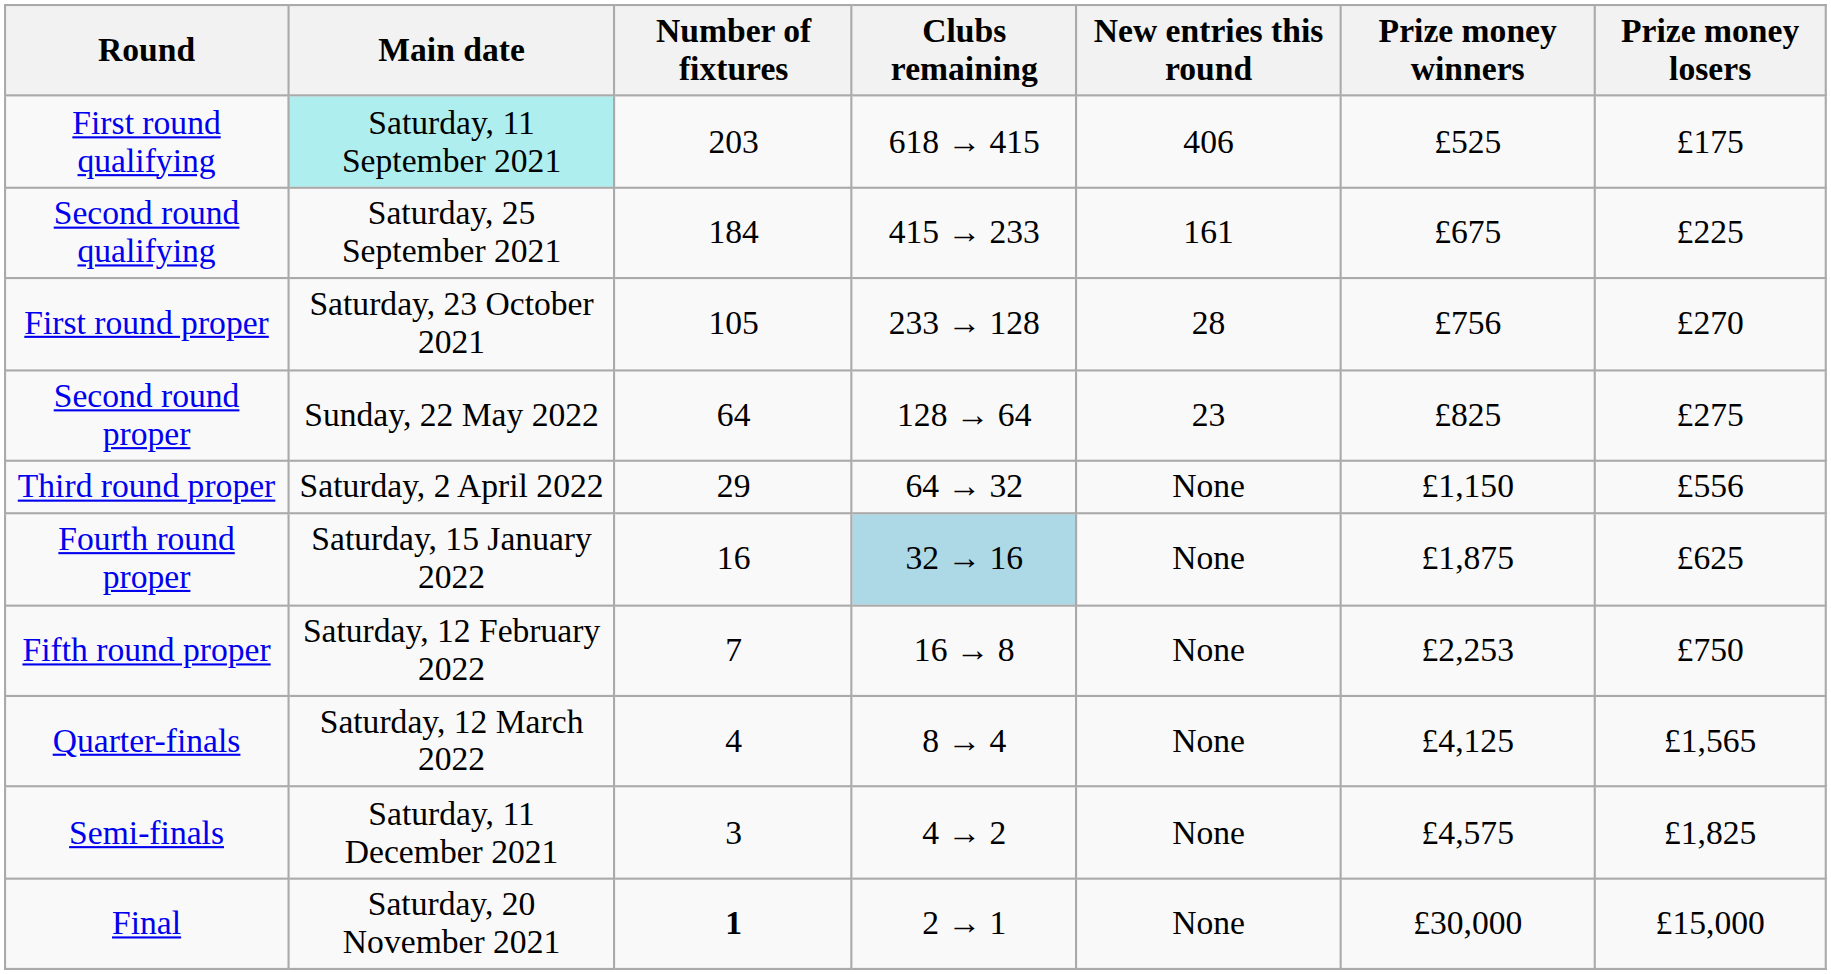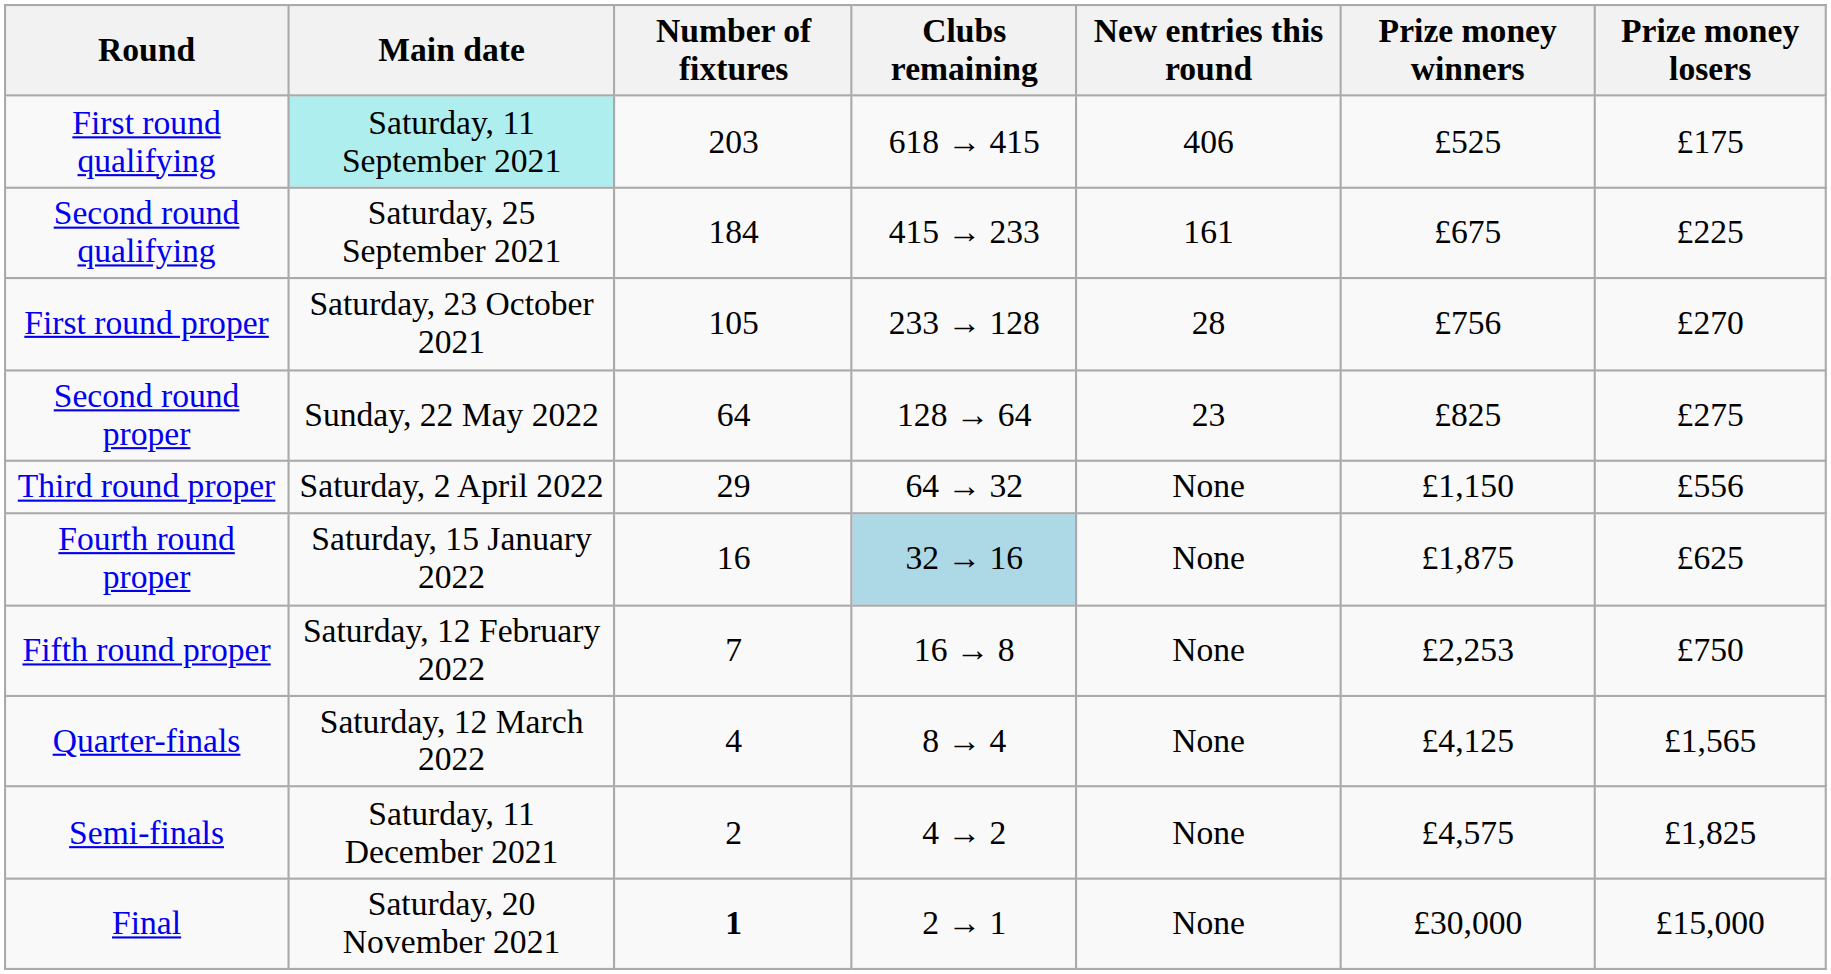(734, 832) 3 -> (734, 832) 2
